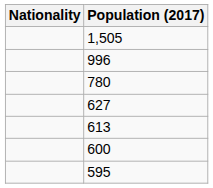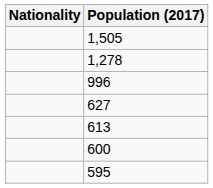+ row: (105, 60)
- row: (99, 82)
